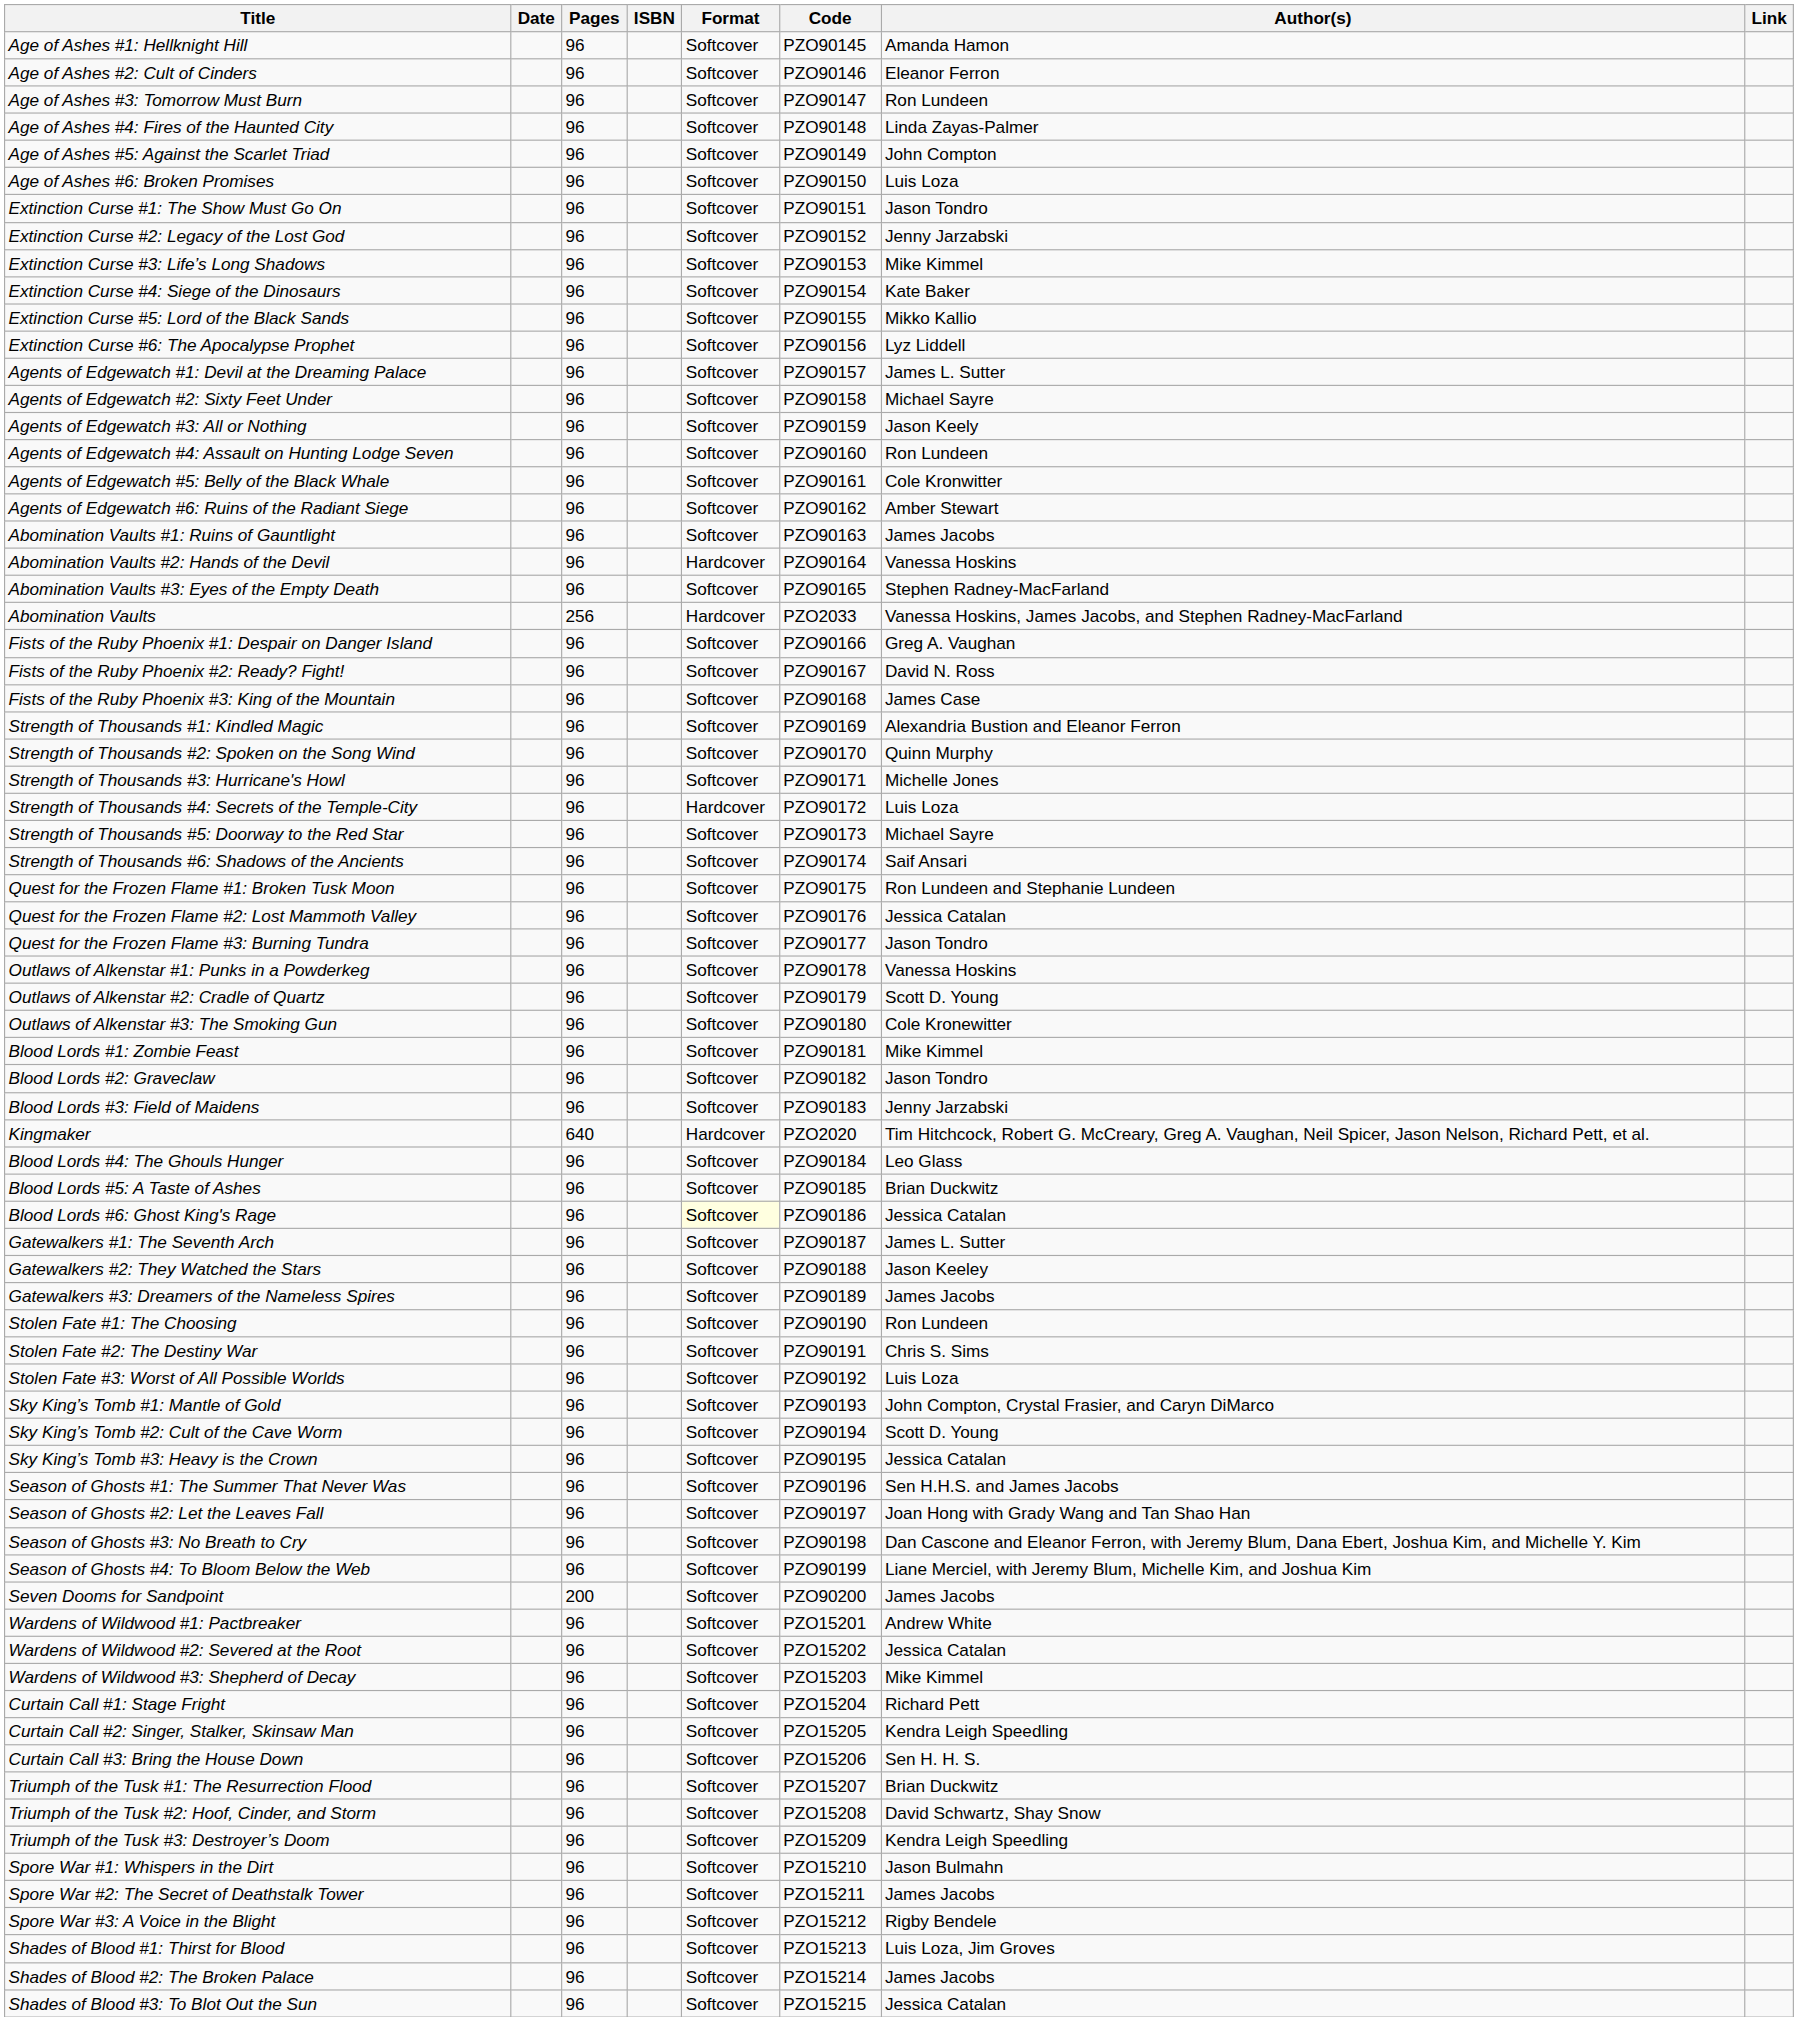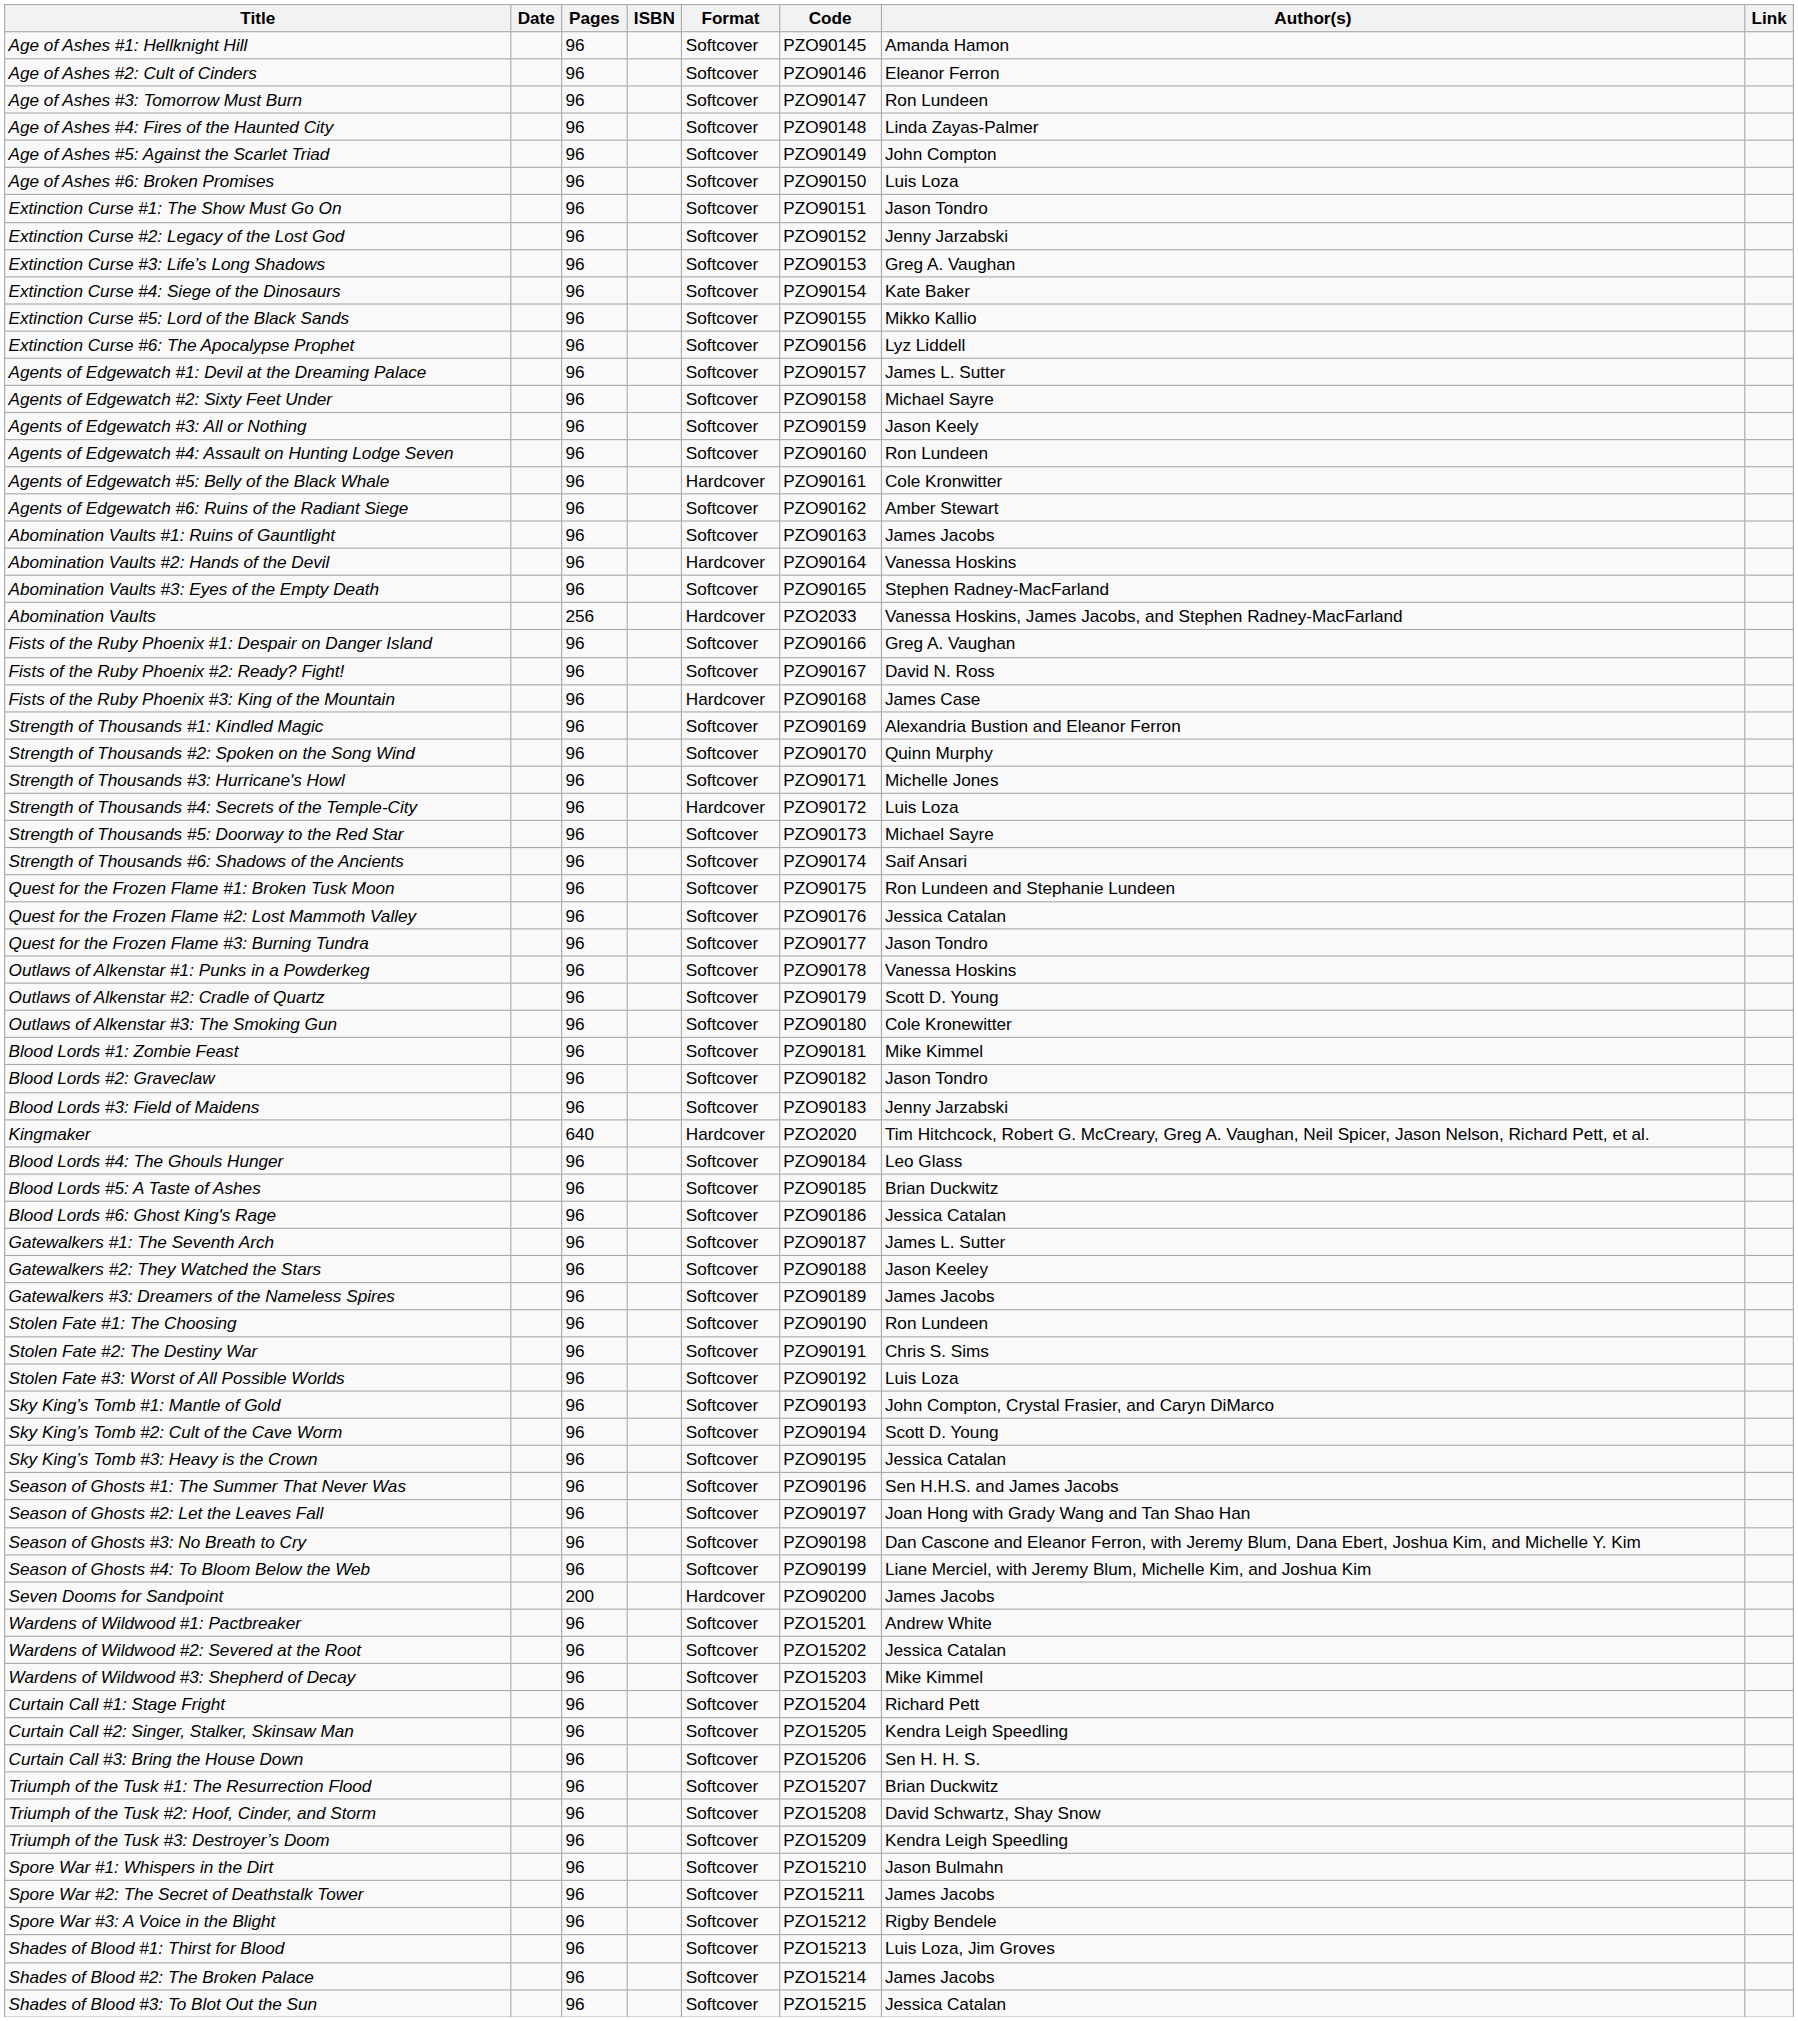(934, 263) Mike Kimmel -> (950, 263) Greg A. Vaughan
(722, 481) Softcover -> (725, 481) Hardcover
(722, 698) Softcover -> (725, 698) Hardcover
(722, 1215) lightyellow background -> (722, 1215) no background
(722, 1595) Softcover -> (725, 1595) Hardcover
